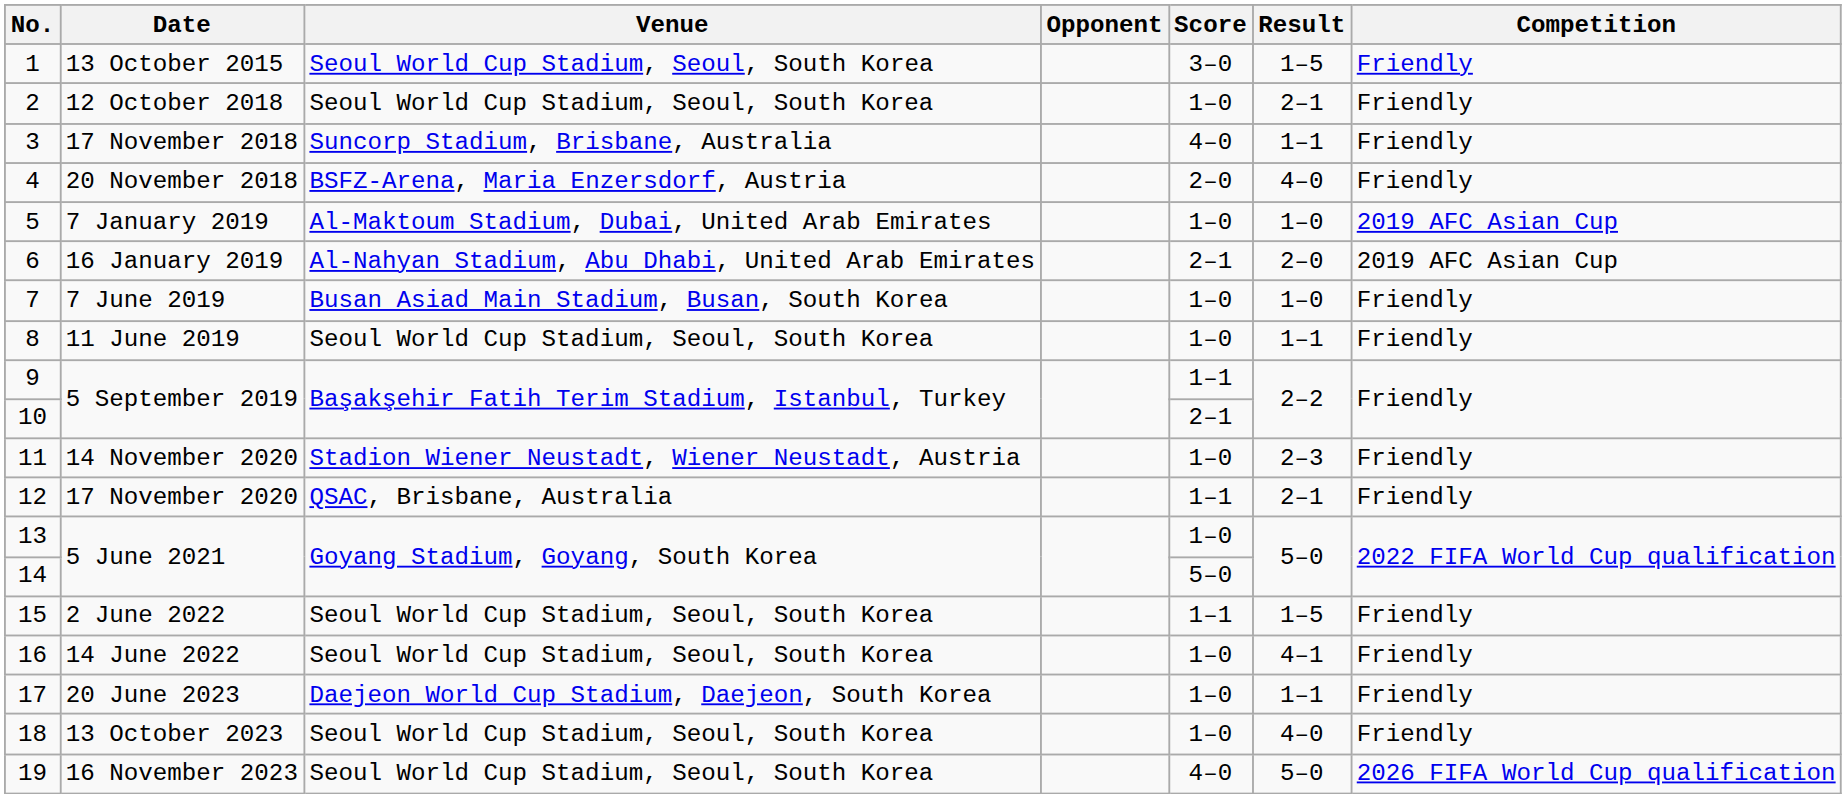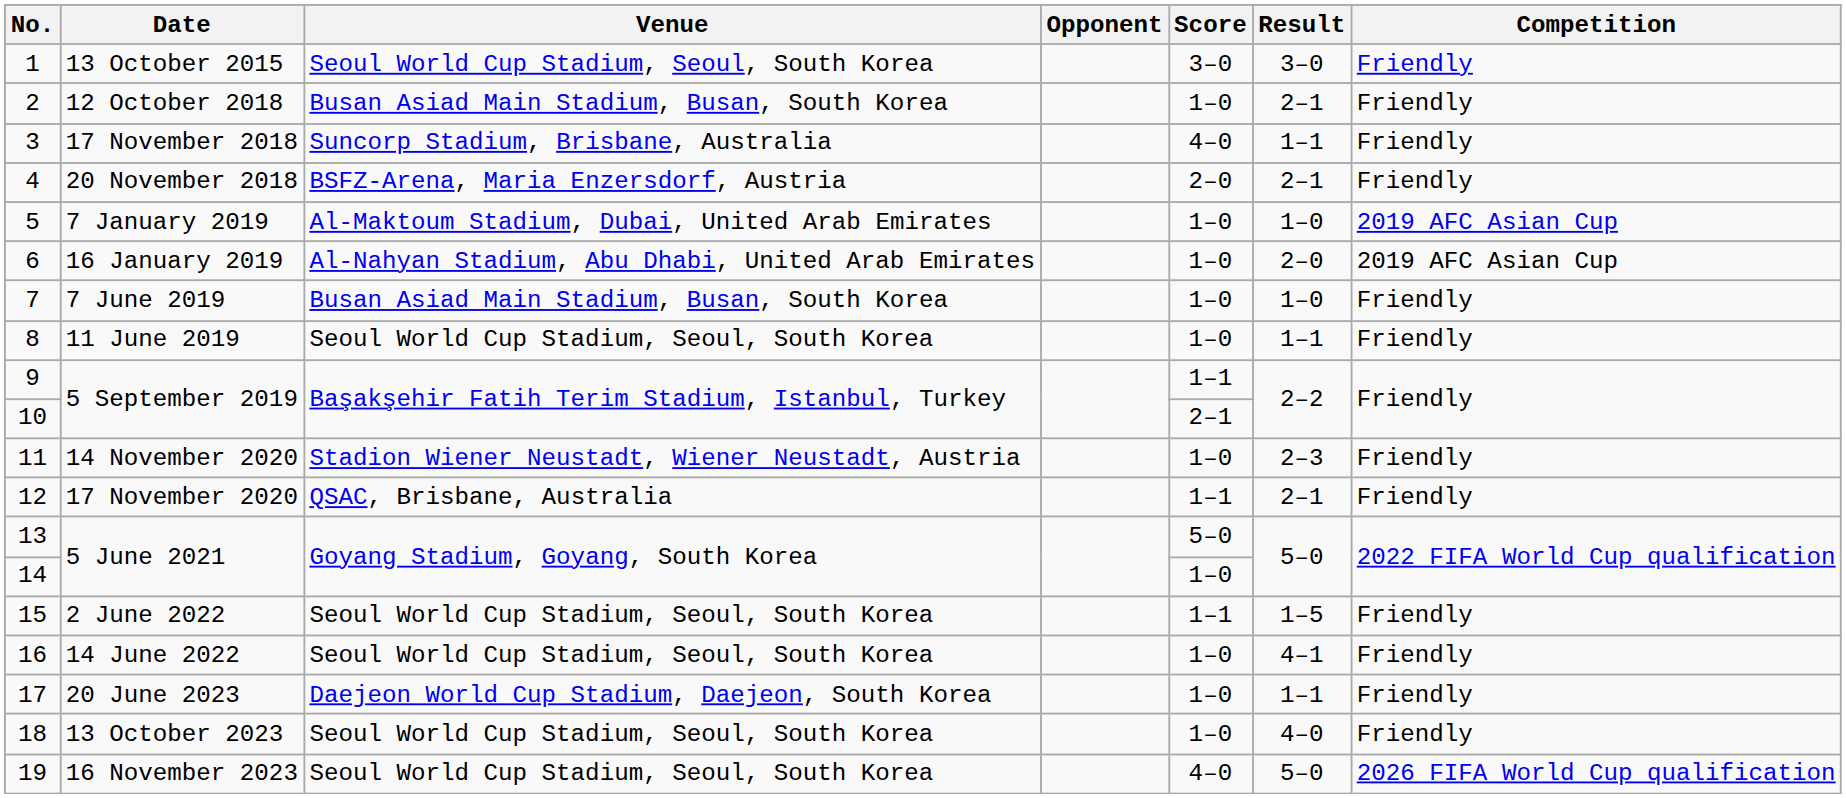(1302, 64) 1–5 -> (1302, 64) 3–0
(621, 103) Seoul World Cup Stadium, Seoul, South Korea -> (629, 103) Busan Asiad Main Stadium, Busan, South Korea
(1302, 182) 4–0 -> (1302, 182) 2–1
(1210, 261) 2–1 -> (1210, 261) 1–0
(1210, 537) 1–0 -> (1210, 537) 5–0
(1210, 576) 5–0 -> (1210, 576) 1–0
